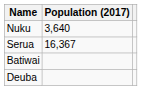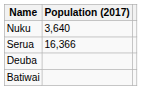(60, 45) 16,367 -> (60, 45) 16,366
rows swapped: (23, 61) <-> (22, 77)
